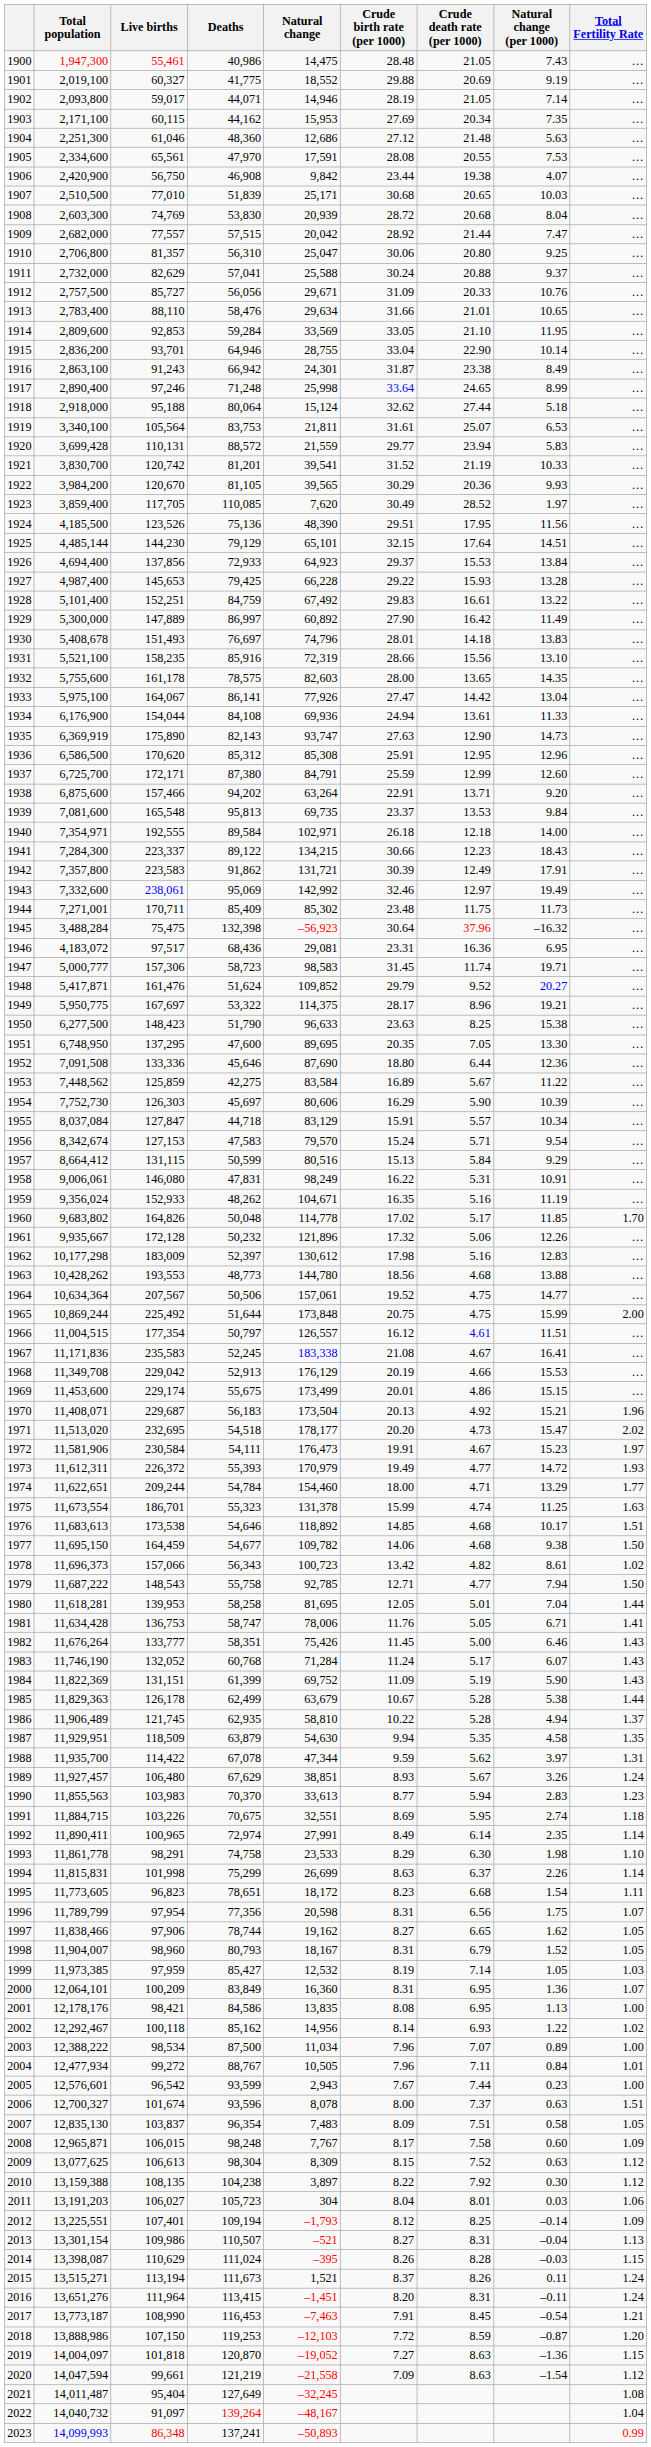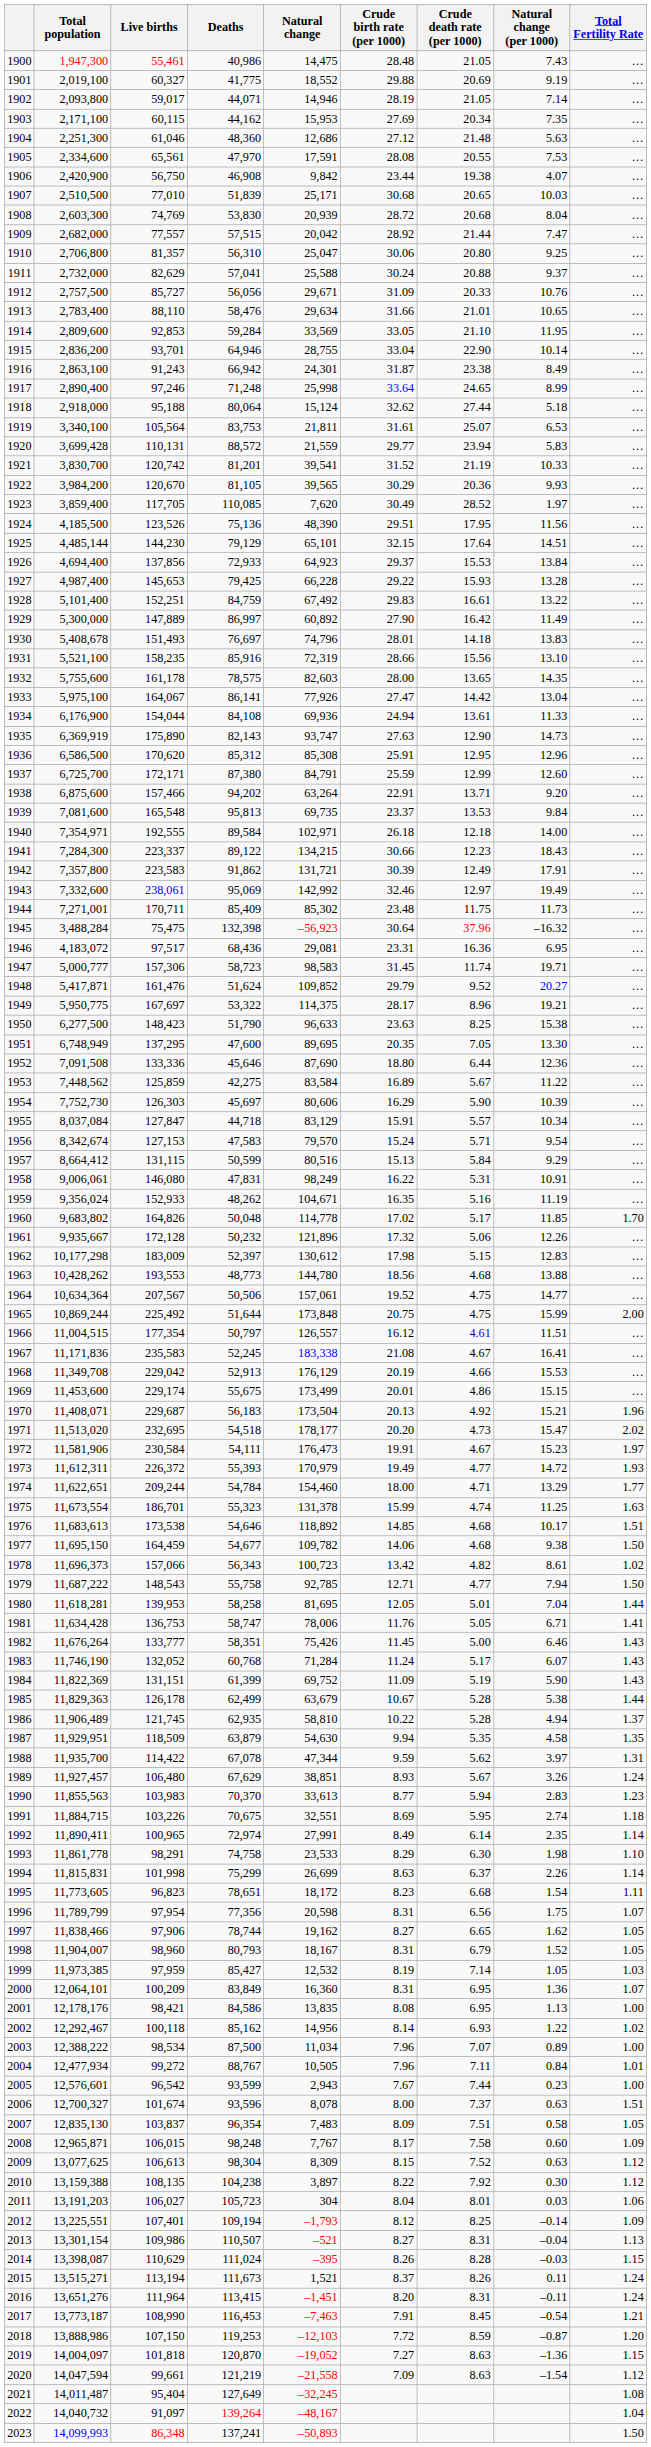(84, 1044) 6,748,950 -> (84, 1044) 6,748,949
(480, 1256) 5.16 -> (480, 1256) 5.15
(633, 2432) 0.99 -> (633, 2432) 1.50
